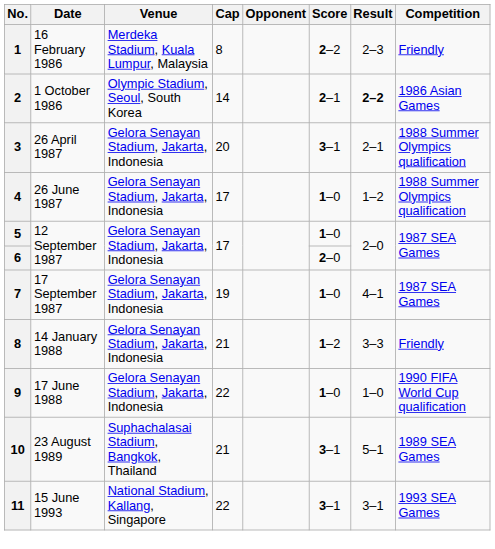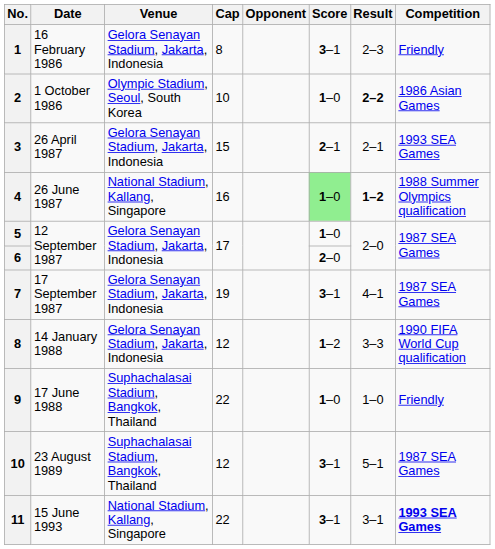(158, 49) Merdeka Stadium, Kuala Lumpur, Malaysia -> (157, 49) Gelora Senayan Stadium, Jakarta, Indonesia
(330, 49) 2–2 -> (330, 49) 3–1
(223, 98) 14 -> (223, 98) 10
(330, 98) 2–1 -> (330, 98) 1–0
(223, 147) 20 -> (223, 147) 15
(330, 147) 3–1 -> (330, 147) 2–1
(439, 147) 1988 Summer Olympics qualification -> (427, 147) 1993 SEA Games
(157, 196) Gelora Senayan Stadium, Jakarta, Indonesia -> (158, 196) National Stadium, Kallang, Singapore
(223, 196) 17 -> (223, 196) 16
(330, 196) no background -> (330, 196) lightgreen background
(373, 196) normal -> (373, 196) bold
(330, 294) 1–0 -> (330, 294) 3–1
(223, 343) 21 -> (223, 343) 12
(421, 343) Friendly -> (432, 343) 1990 FIFA World Cup qualification
(157, 393) Gelora Senayan Stadium, Jakarta, Indonesia -> (150, 400) Suphachalasai Stadium, Bangkok, Thailand
(432, 393) 1990 FIFA World Cup qualification -> (421, 400) Friendly
(223, 449) 21 -> (223, 463) 12
(427, 449) 1989 SEA Games -> (427, 463) 1987 SEA Games
(427, 505) normal -> (428, 520) bold
